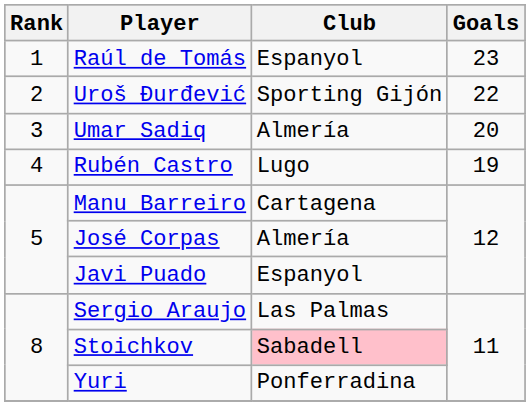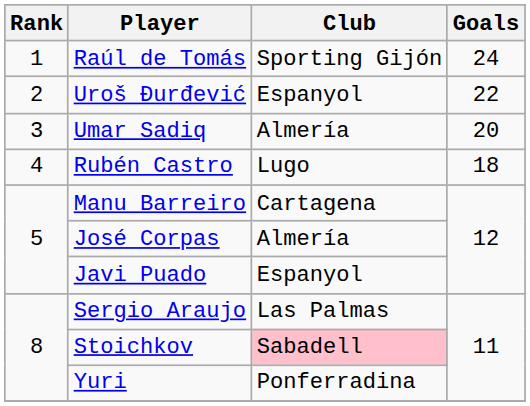(310, 59) Espanyol -> (349, 59) Sporting Gijón
(486, 59) 23 -> (486, 59) 24
(349, 95) Sporting Gijón -> (310, 95) Espanyol
(486, 167) 19 -> (486, 167) 18
